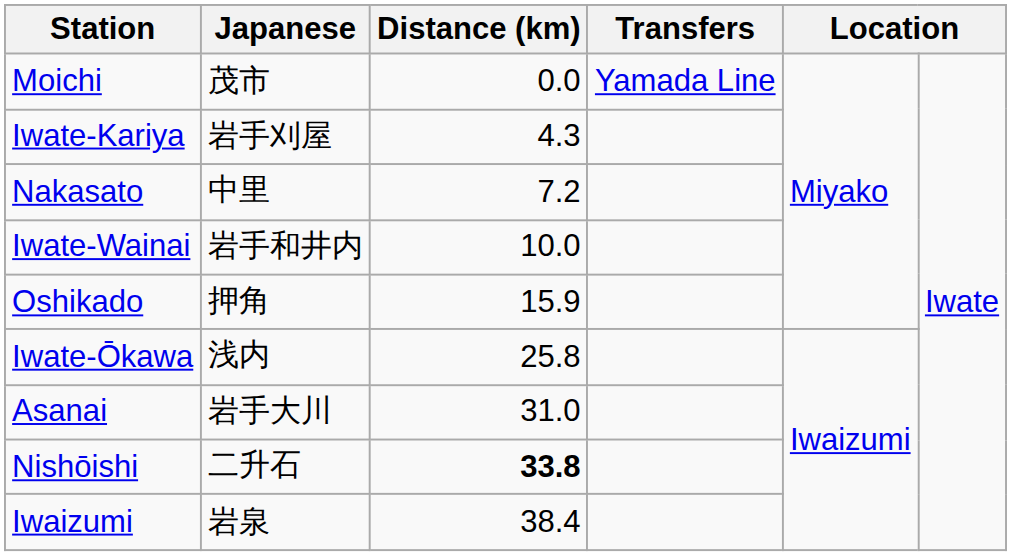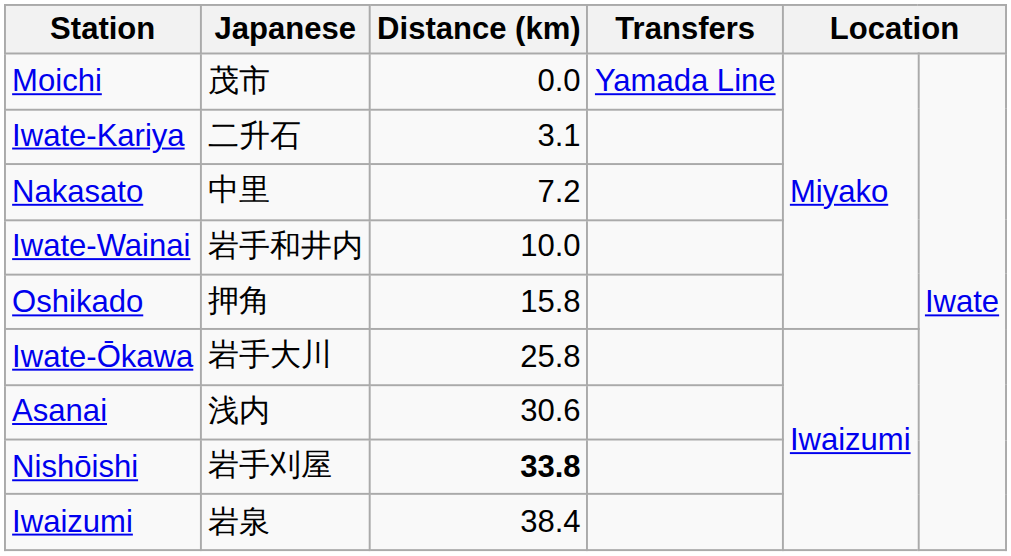(270, 135) 岩手刈屋 -> (254, 135) 二升石
(559, 136) 4.3 -> (559, 136) 3.1
(550, 301) 15.9 -> (550, 301) 15.8
(239, 355) 浅内 -> (270, 355) 岩手大川
(270, 410) 岩手大川 -> (239, 410) 浅内
(550, 411) 31.0 -> (550, 411) 30.6
(254, 465) 二升石 -> (270, 465) 岩手刈屋
